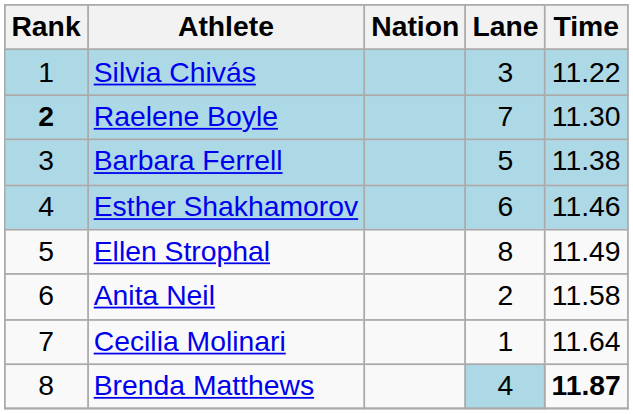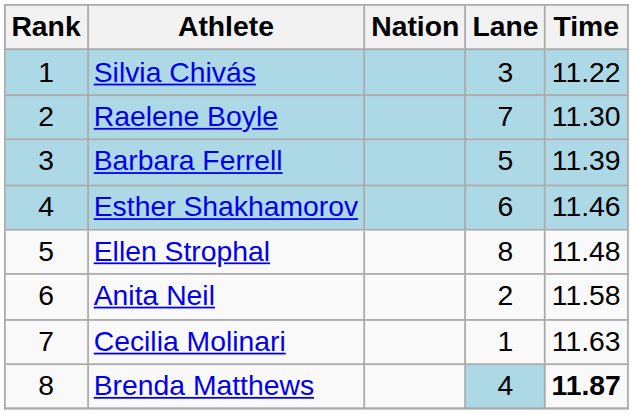(46, 116) bold -> (46, 116) normal
(586, 161) 11.38 -> (586, 161) 11.39
(586, 251) 11.49 -> (586, 251) 11.48
(586, 341) 11.64 -> (586, 341) 11.63
